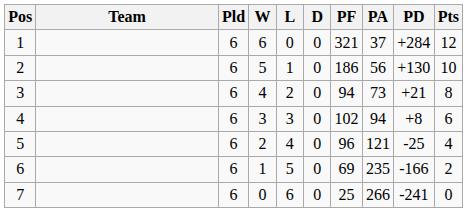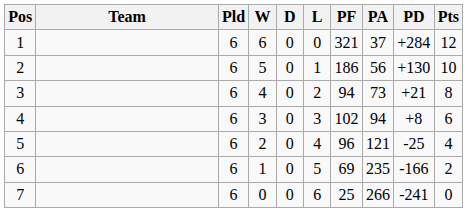columns swapped: (317, 17) <-> (290, 17)
